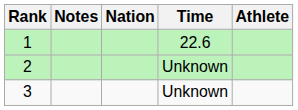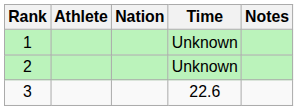columns swapped: (262, 17) <-> (76, 17)
(195, 42) 22.6 -> (205, 42) Unknown
(195, 92) Unknown -> (205, 92) 22.6
